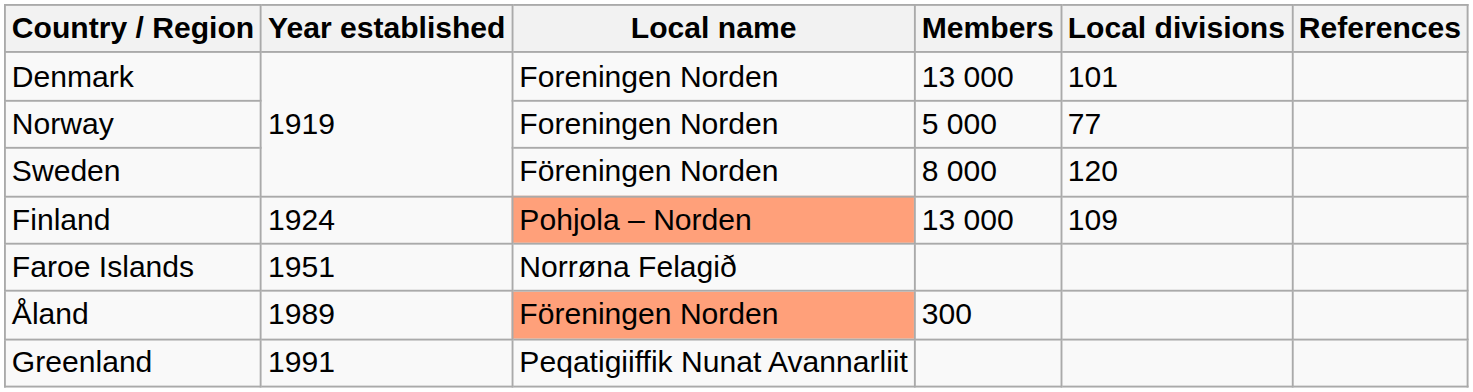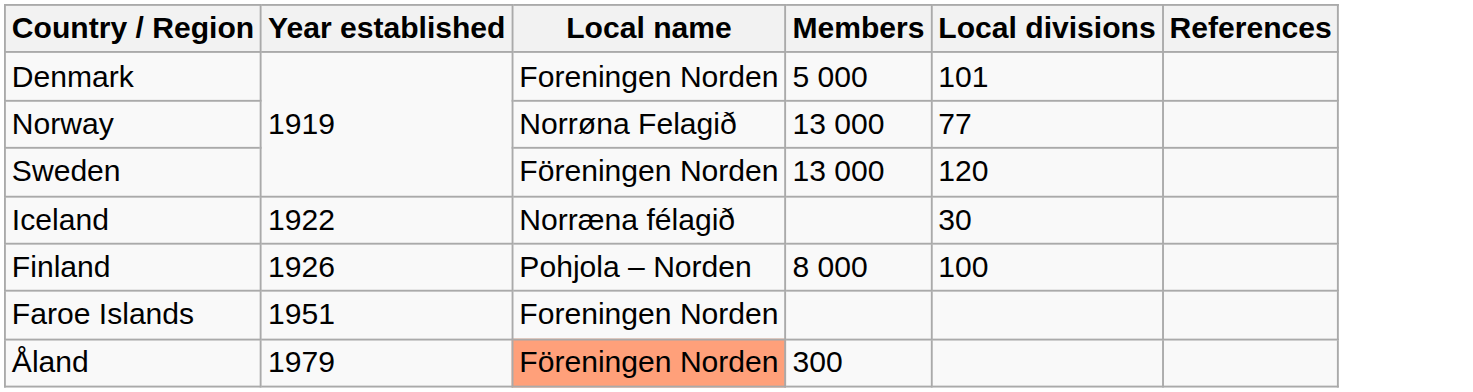(968, 76) 13 000 -> (830, 76) 5 000
(649, 123) Foreningen Norden -> (628, 123) Norrøna Felagið
(959, 123) 5 000 -> (838, 123) 13 000
(959, 171) 8 000 -> (838, 171) 13 000
+ row: (60, 219)
(302, 219) 1924 -> (302, 266) 1926
(636, 219) lightsalmon background -> (636, 266) no background
(968, 219) 13 000 -> (830, 266) 8 000
(1093, 219) 109 -> (963, 266) 100
(628, 266) Norrøna Felagið -> (649, 314) Foreningen Norden
(302, 314) 1989 -> (302, 362) 1979
- row: (82, 362)
